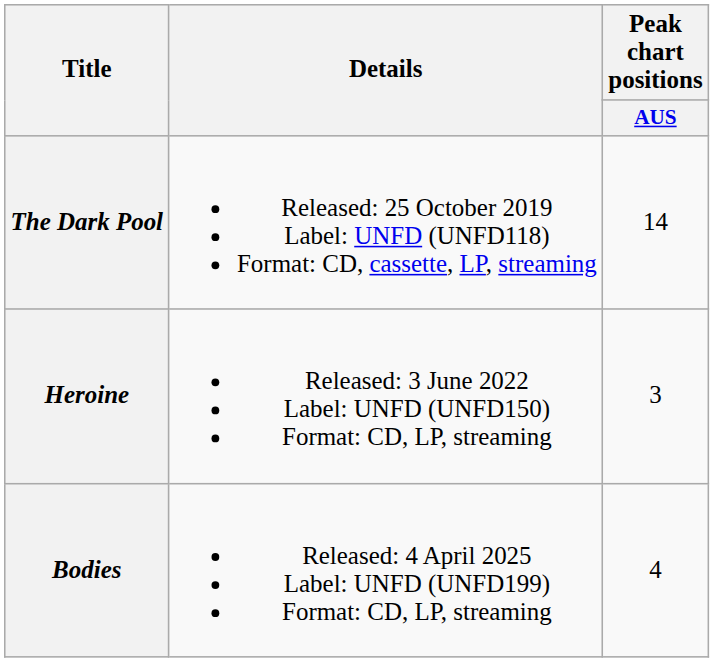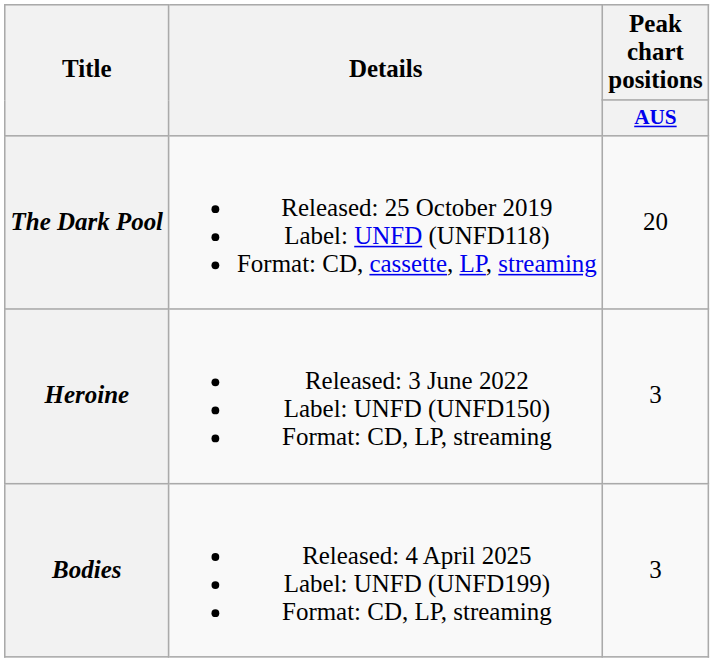(655, 222) 14 -> (655, 222) 20
(655, 569) 4 -> (655, 569) 3
